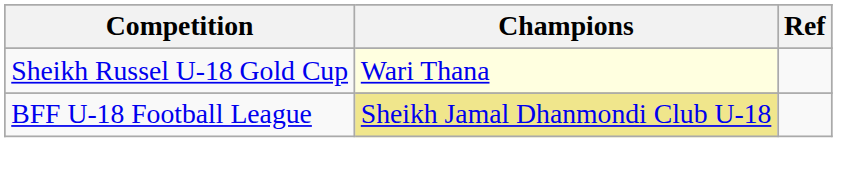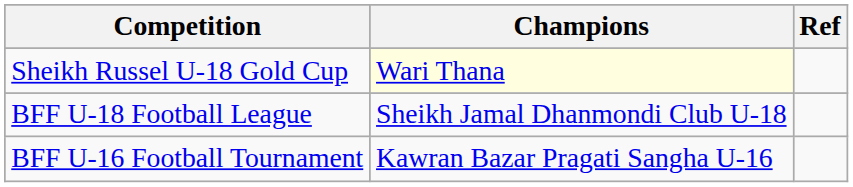(566, 114) khaki background -> (581, 114) no background
+ row: (187, 158)
